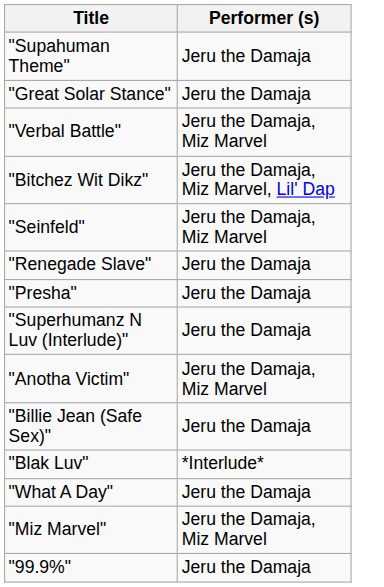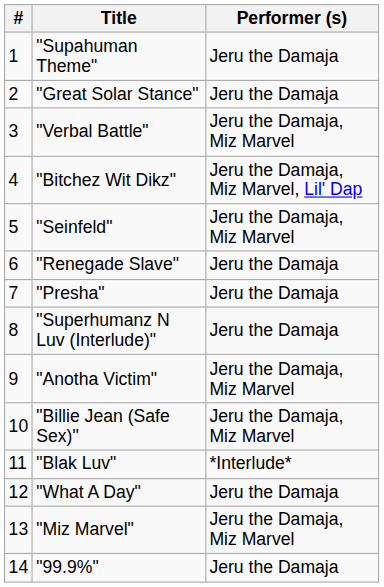+ column: (18, 18)
(246, 426) Jeru the Damaja -> (276, 426) Jeru the Damaja, Miz Marvel
